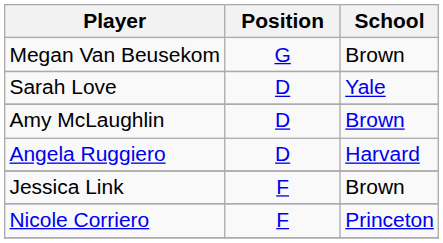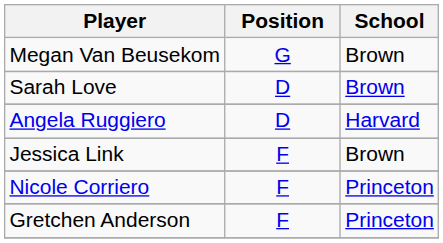(365, 87) Yale -> (375, 87) Brown
- row: (87, 120)
+ row: (100, 220)
